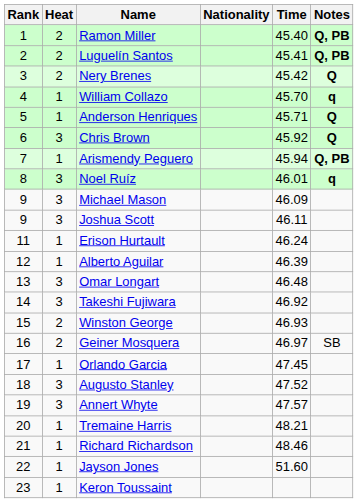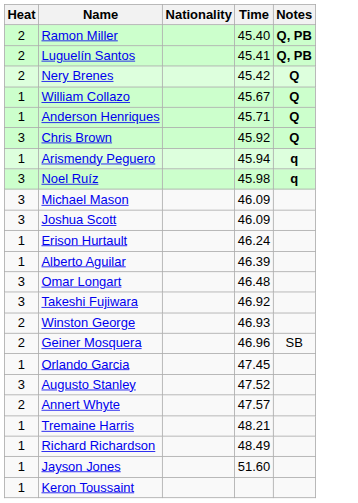- column: (23, 14)
(292, 96) 45.70 -> (254, 96) 45.67
(332, 96) q -> (294, 96) Q
(332, 158) Q, PB -> (294, 158) q
(292, 179) 46.01 -> (254, 179) 45.98
(292, 220) 46.11 -> (254, 220) 46.09
(292, 343) 46.97 -> (254, 343) 46.96
(59, 405) 3 -> (21, 405) 2
(292, 446) 48.46 -> (254, 446) 48.49
